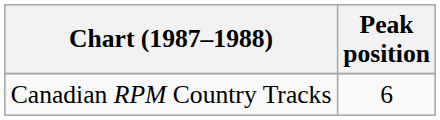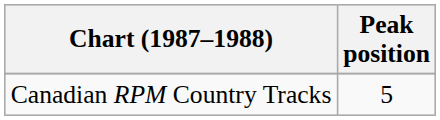(387, 94) 6 -> (387, 94) 5
